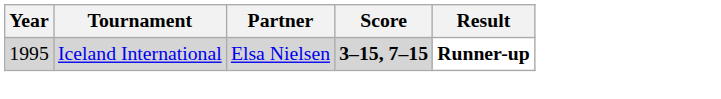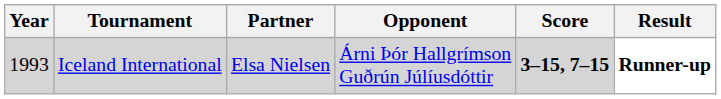+ column: (425, 21)
(29, 53) 1995 -> (29, 65) 1993
